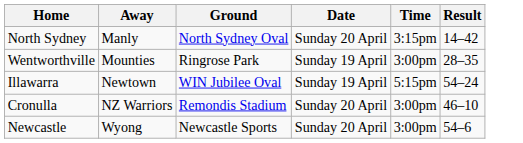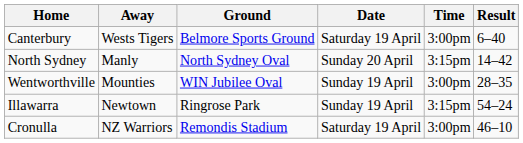+ row: (39, 37)
(219, 60) Ringrose Park -> (231, 82) WIN Jubilee Oval
(230, 82) WIN Jubilee Oval -> (220, 104) Ringrose Park
(415, 82) 5:15pm -> (449, 104) 3:15pm
(341, 104) Sunday 20 April -> (371, 127) Saturday 19 April
- row: (37, 127)
